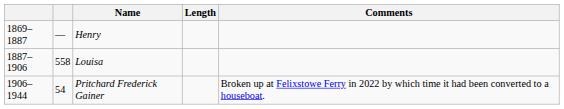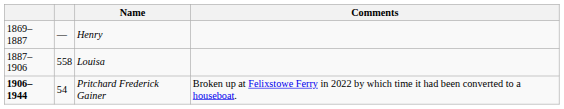- column: (200, 12)
(19, 90) normal -> (19, 90) bold
